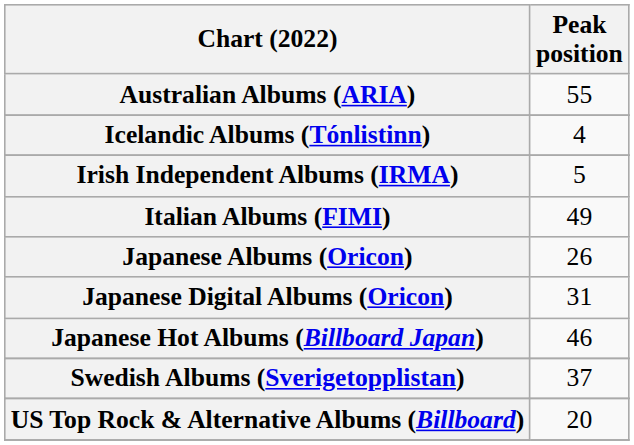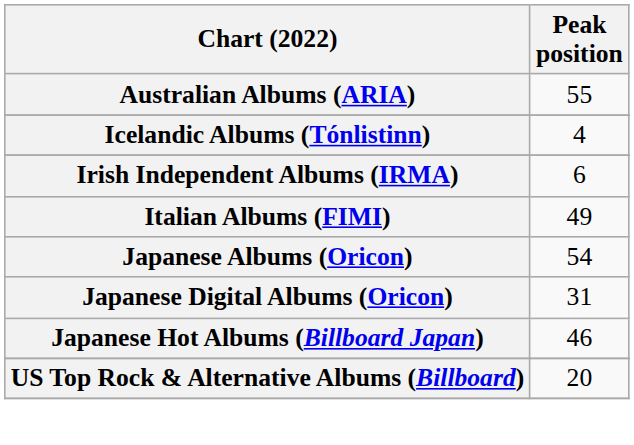(579, 175) 5 -> (579, 175) 6
(579, 256) 26 -> (579, 256) 54
- row: (267, 378)
